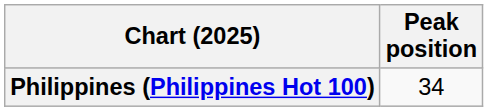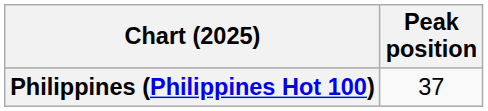(431, 86) 34 -> (431, 86) 37
